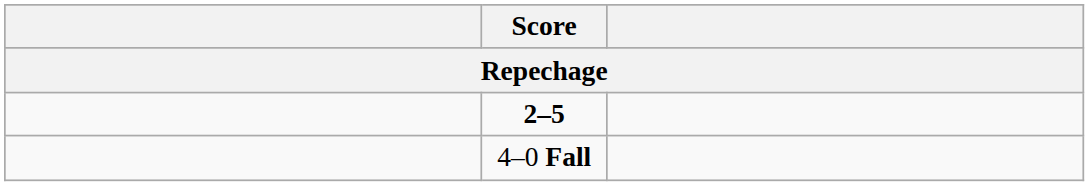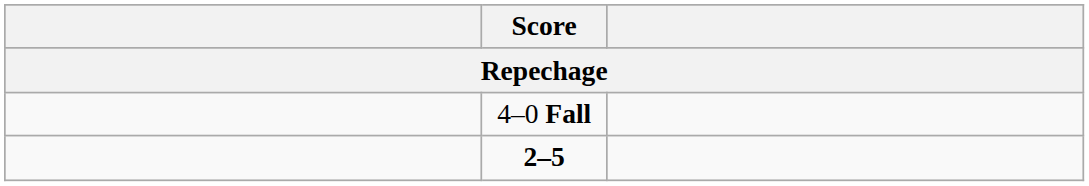rows swapped: (544, 113) <-> (544, 157)
